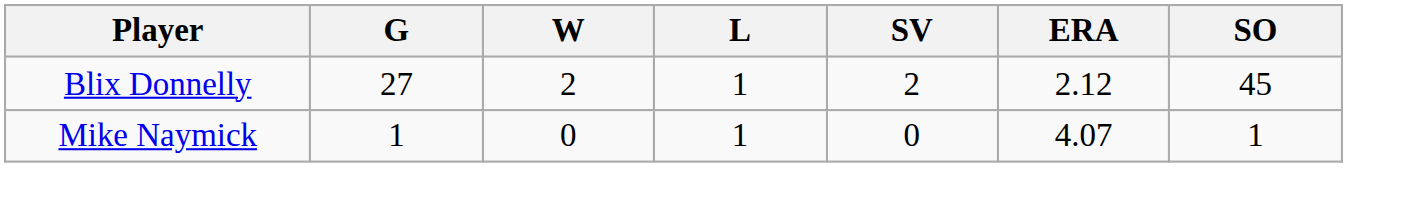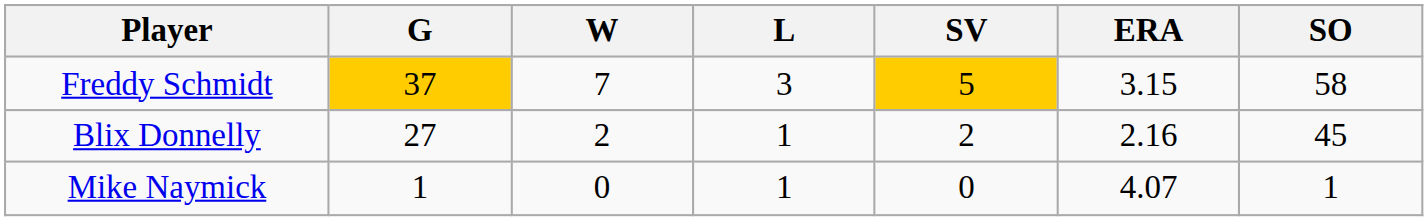+ row: (167, 82)
(1084, 82) 2.12 -> (1149, 135) 2.16
